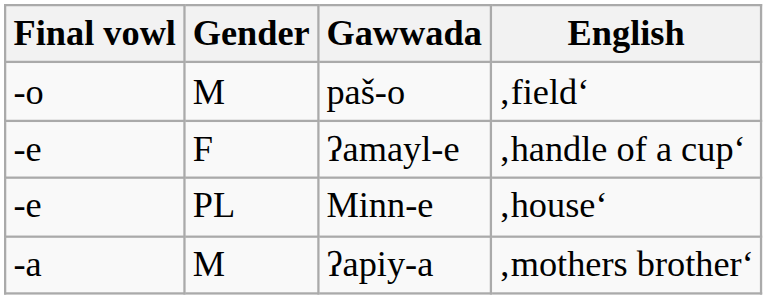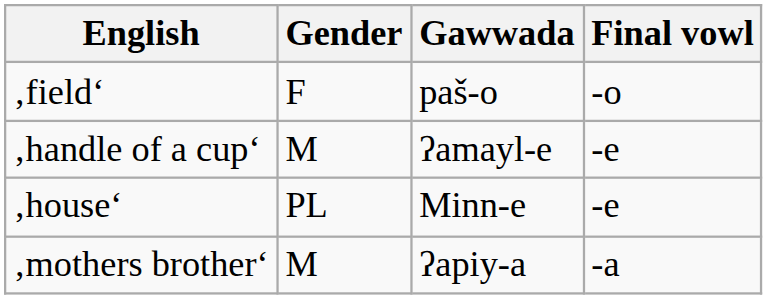columns swapped: (95, 33) <-> (626, 33)
(209, 90) M -> (296, 90) F
(203, 148) F -> (302, 148) M
